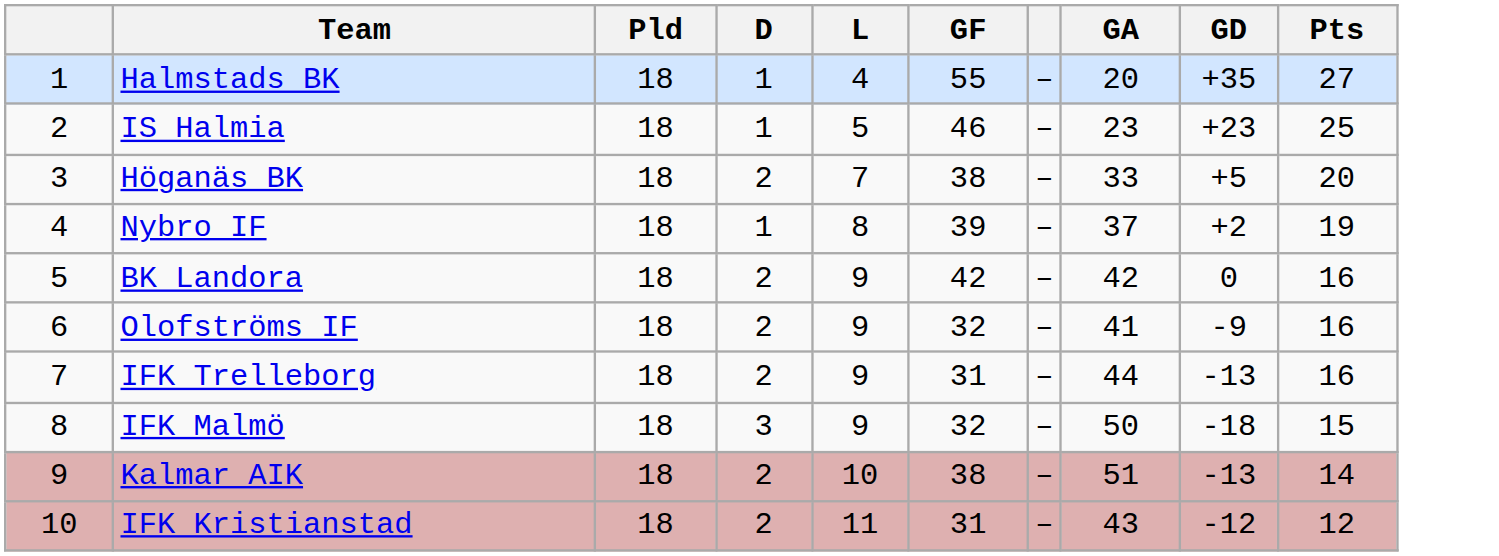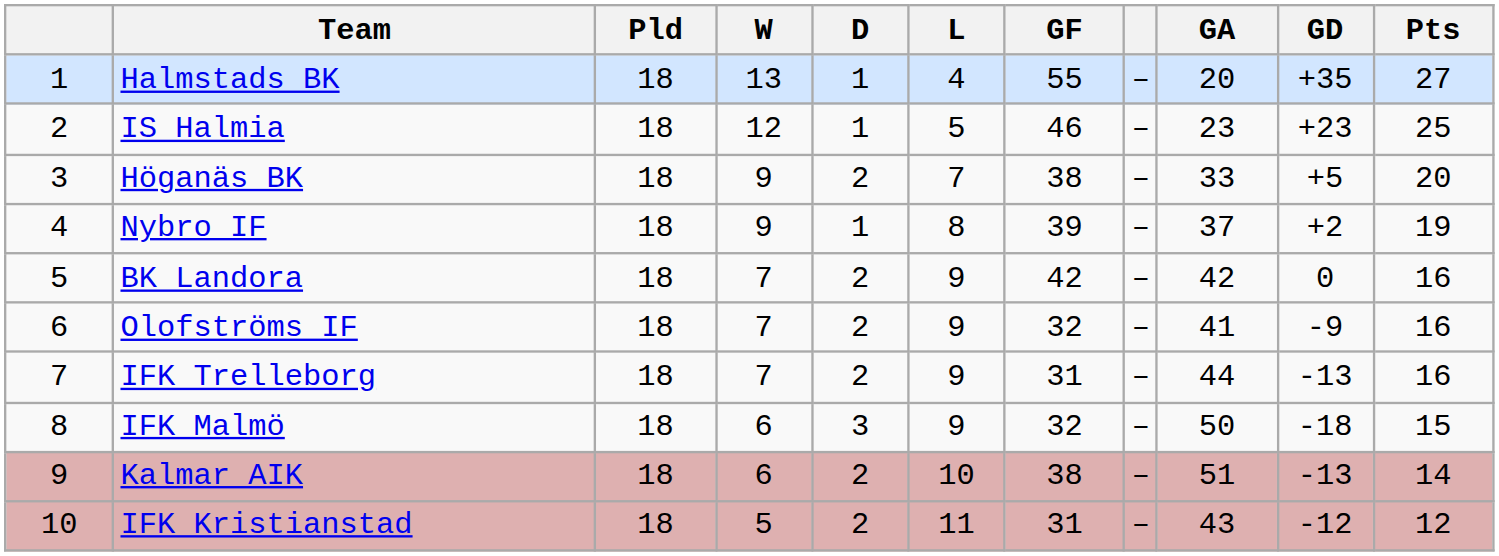+ column: (764, 30)
